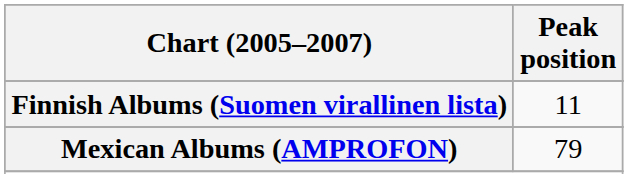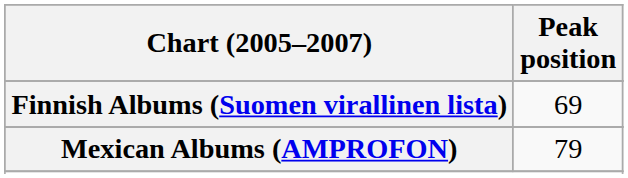(568, 103) 11 -> (568, 103) 69
